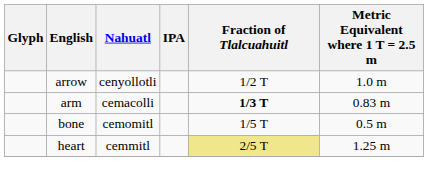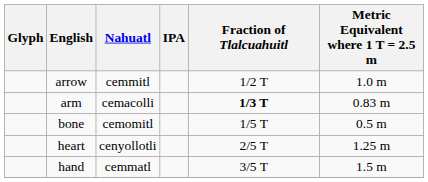(128, 81) cenyollotli -> (128, 81) cemmitl
(128, 145) cemmitl -> (128, 145) cenyollotli
(254, 145) khaki background -> (254, 145) no background
+ row: (71, 167)
